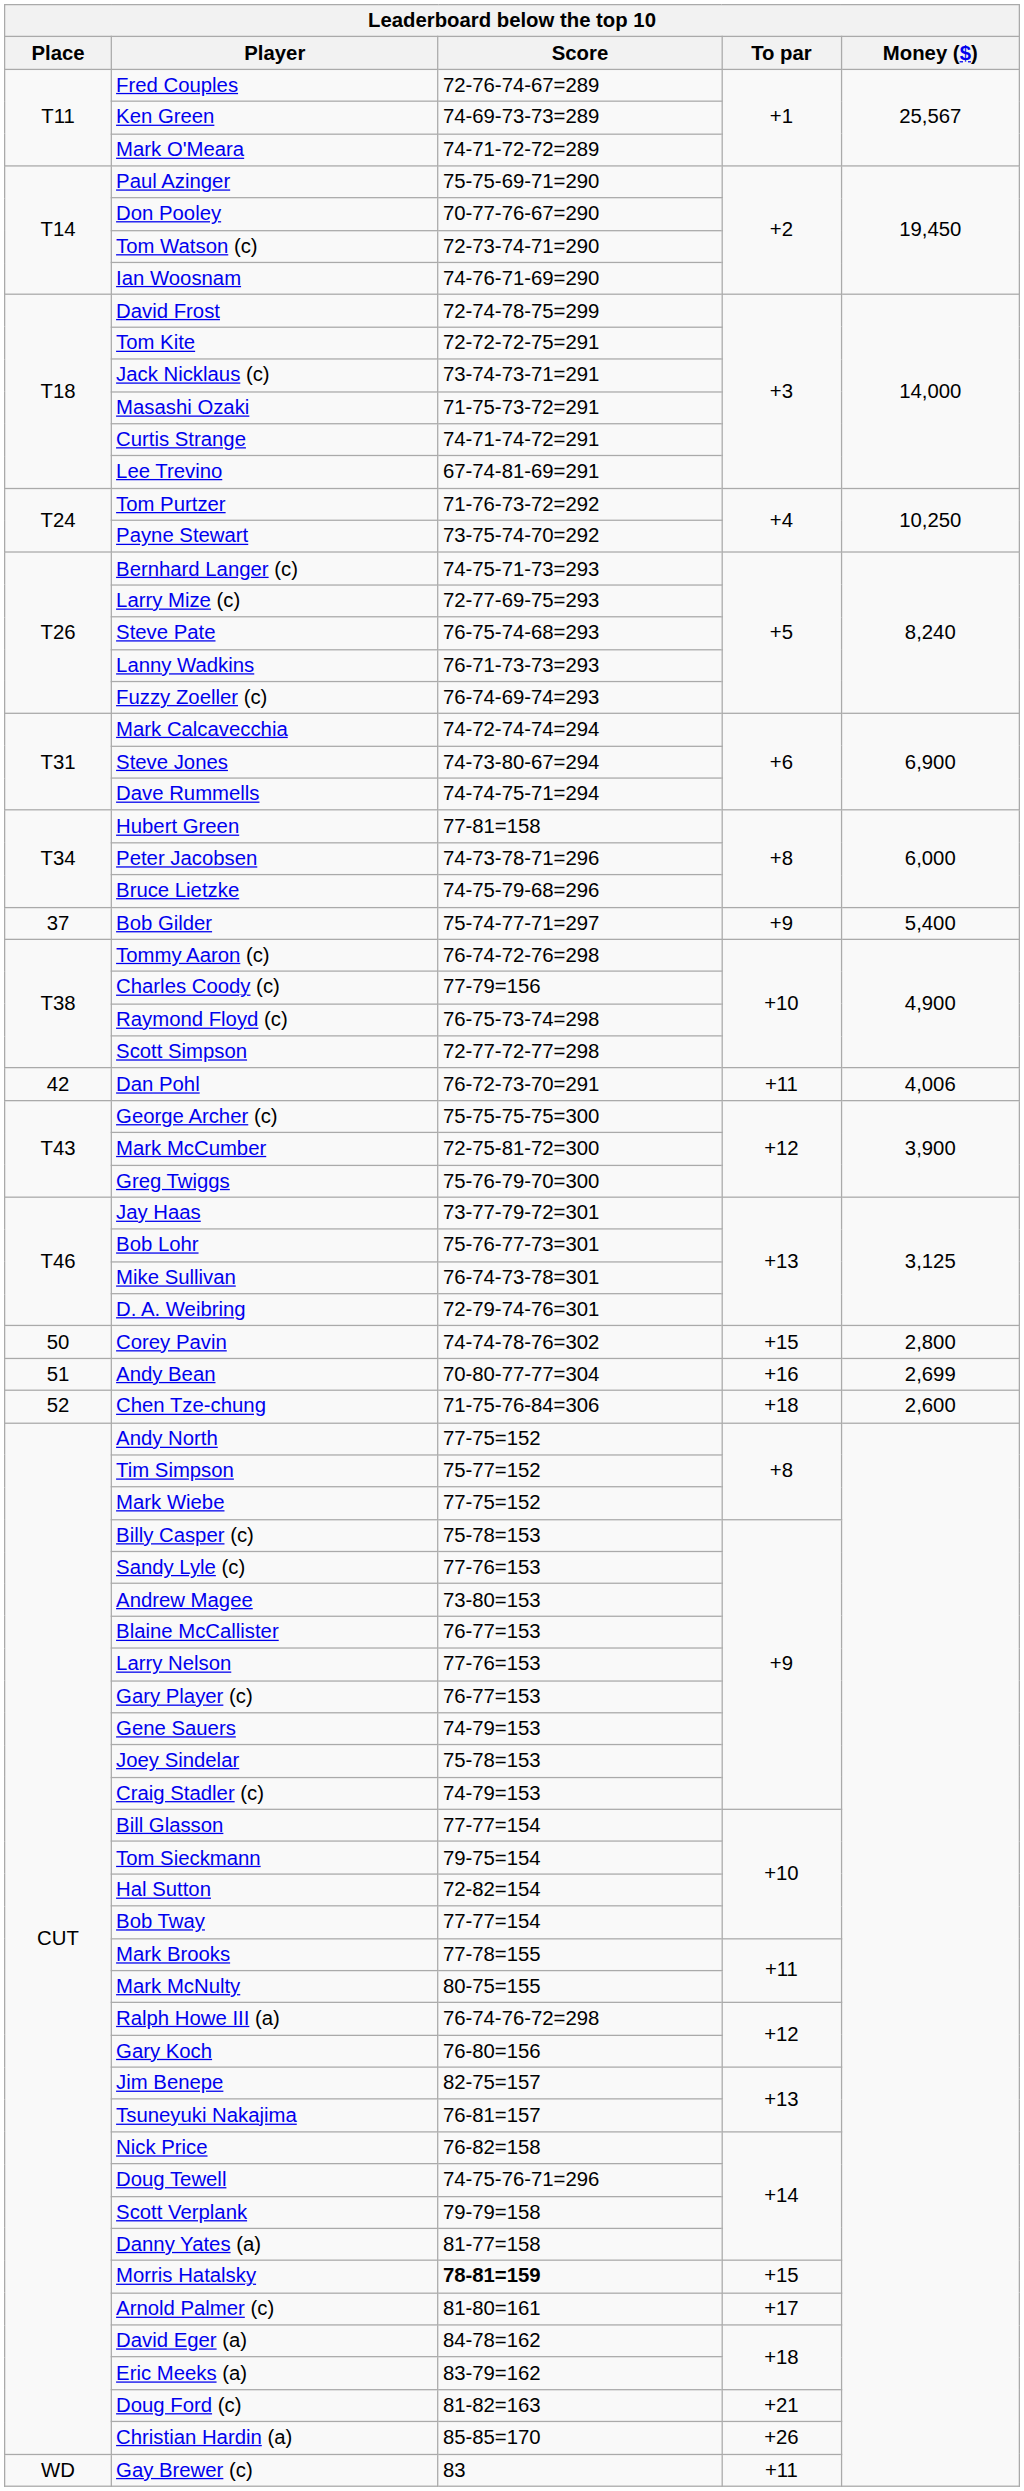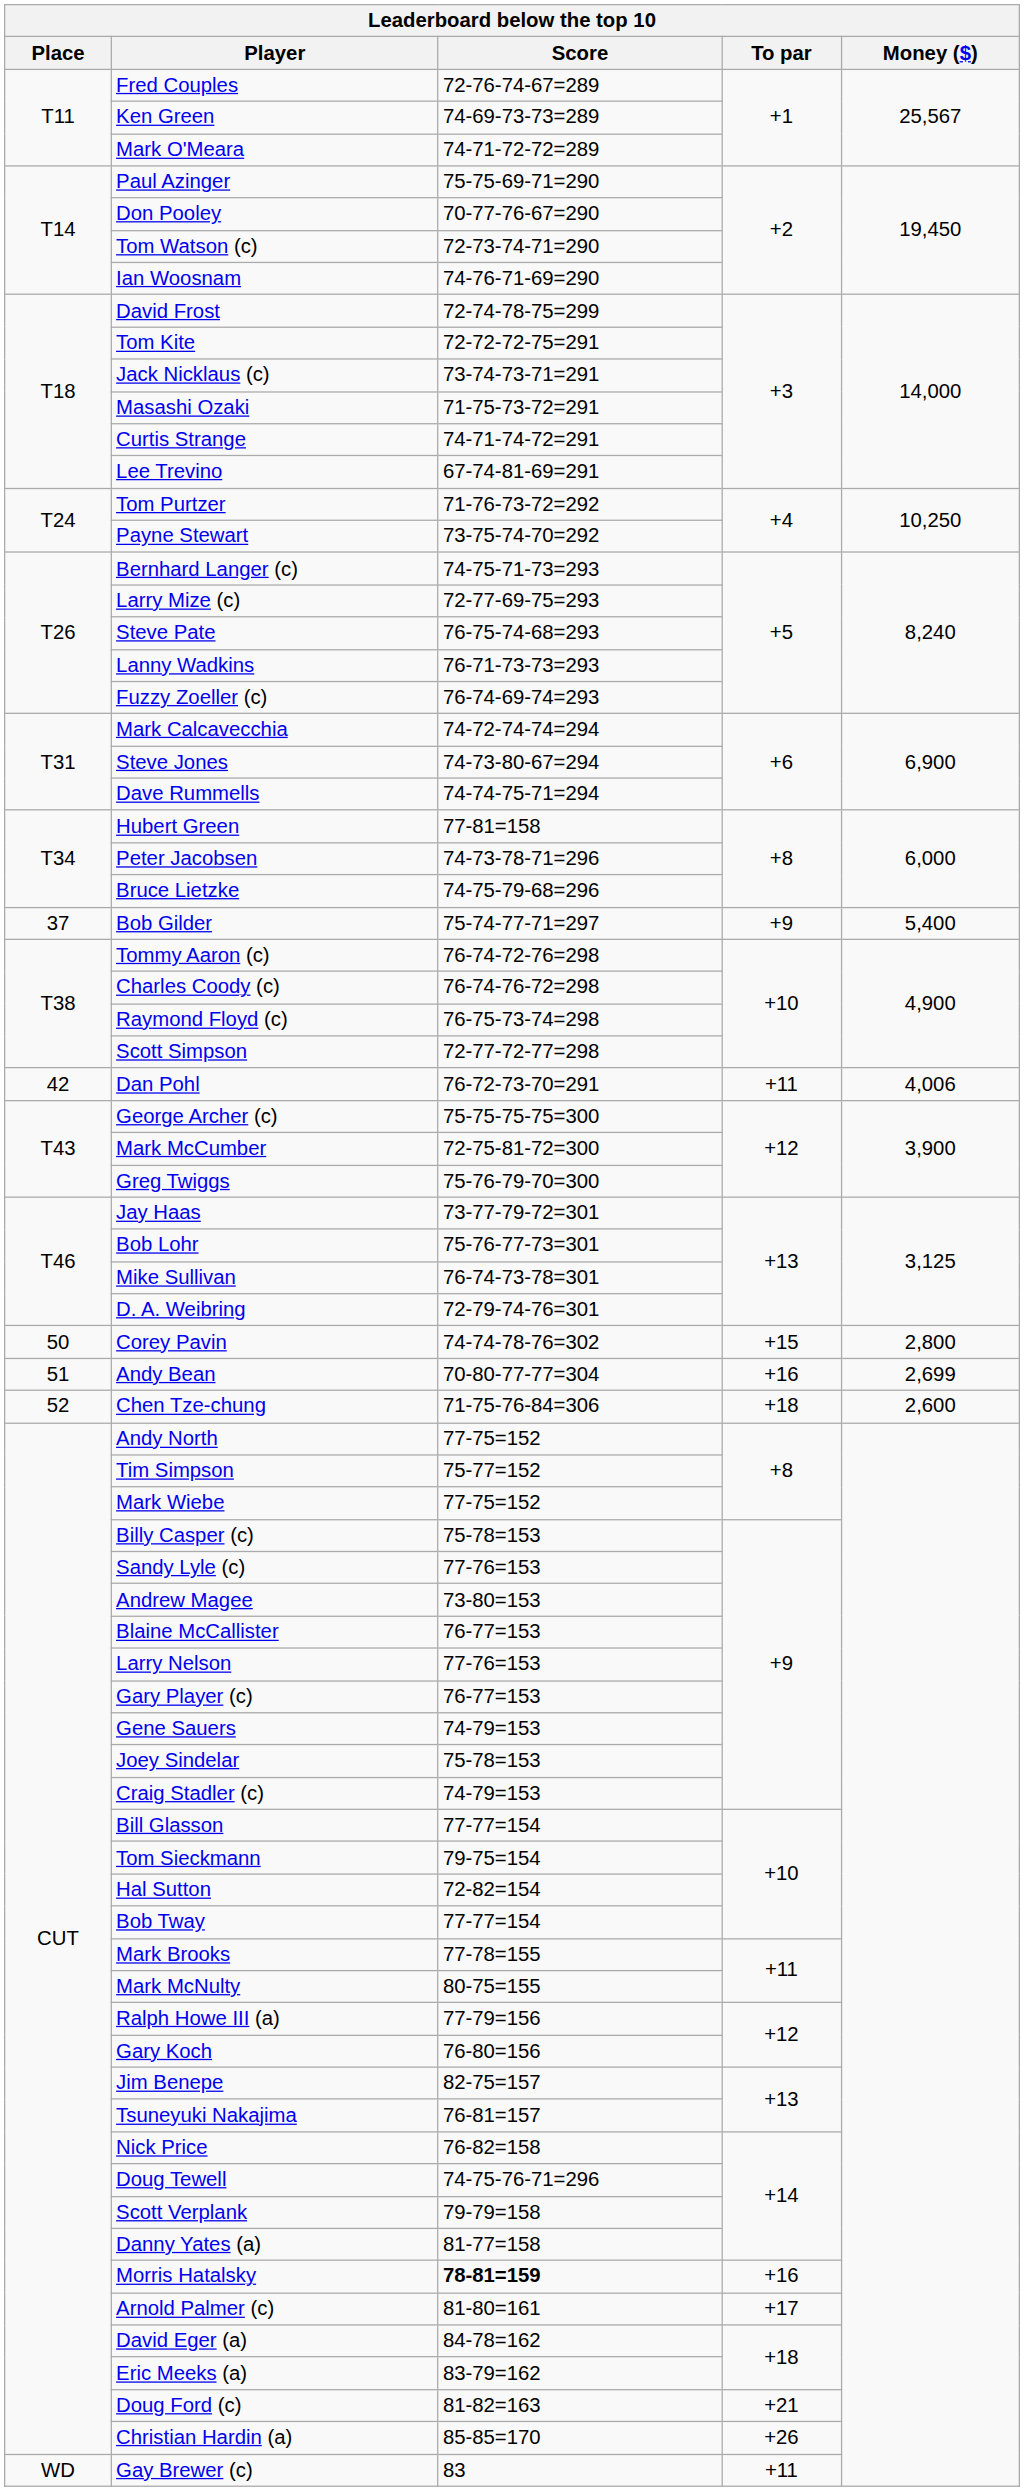(492, 987) 77-79=156 -> (521, 987) 76-74-76-72=298
(521, 2018) 76-74-76-72=298 -> (492, 2018) 77-79=156
(781, 2276) +15 -> (781, 2276) +16
